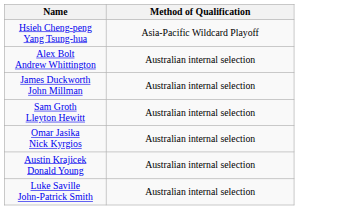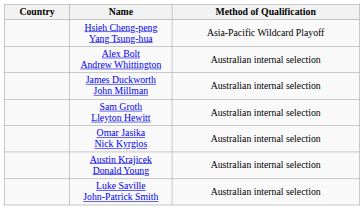+ column: (37, 12)
